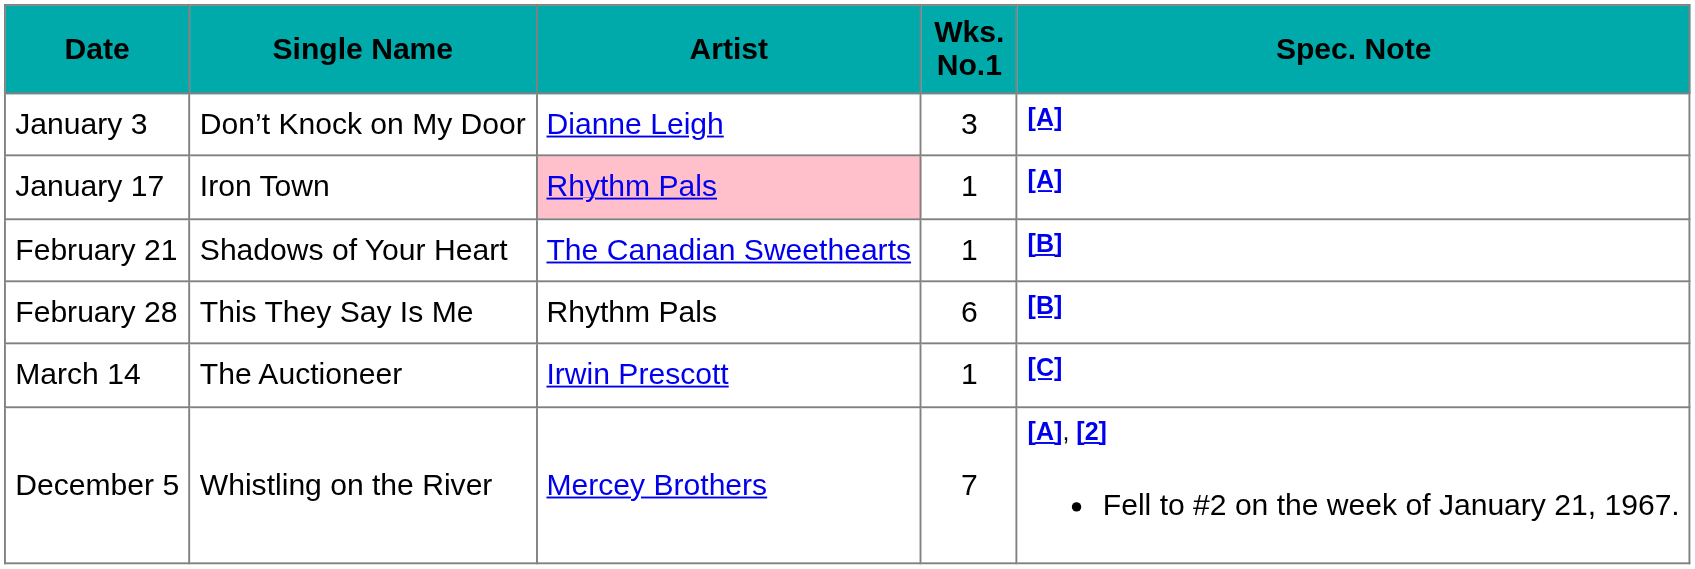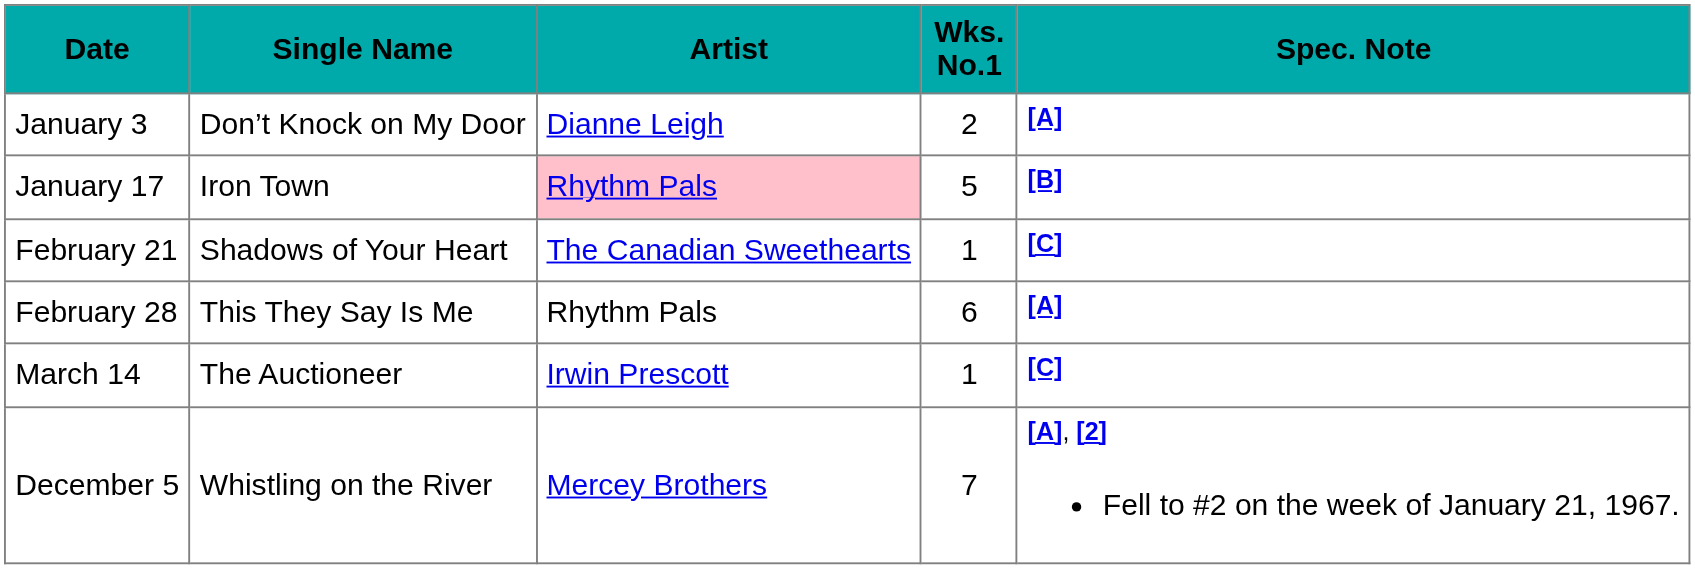(969, 124) 3 -> (969, 124) 2
(969, 186) 1 -> (969, 186) 5
(1045, 180) [A] -> (1045, 180) [B]
(1045, 243) [B] -> (1045, 243) [C]
(1045, 306) [B] -> (1045, 306) [A]
